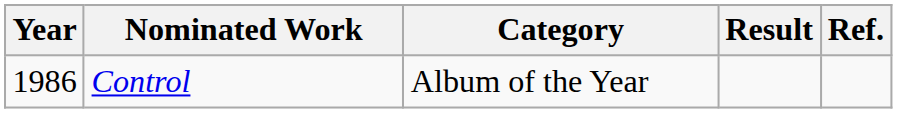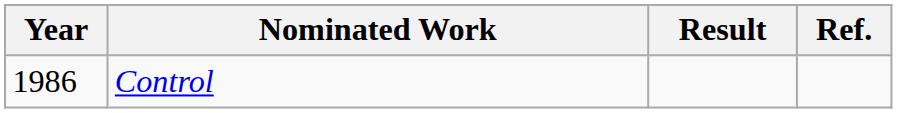- column: (561, 30)
